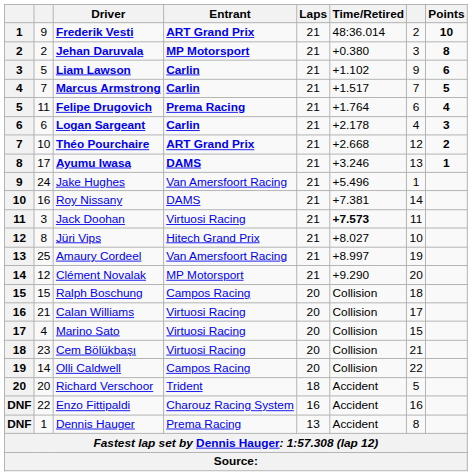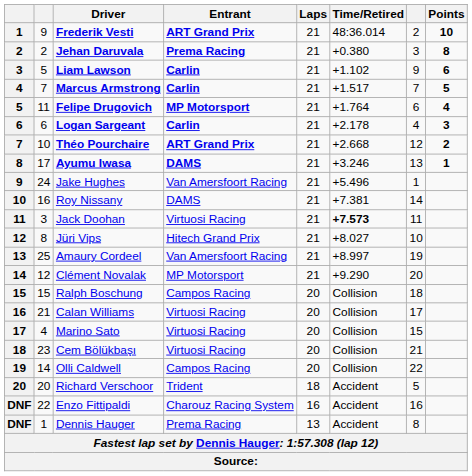(208, 51) MP Motorsport -> (206, 51) Prema Racing
(206, 107) Prema Racing -> (208, 107) MP Motorsport
